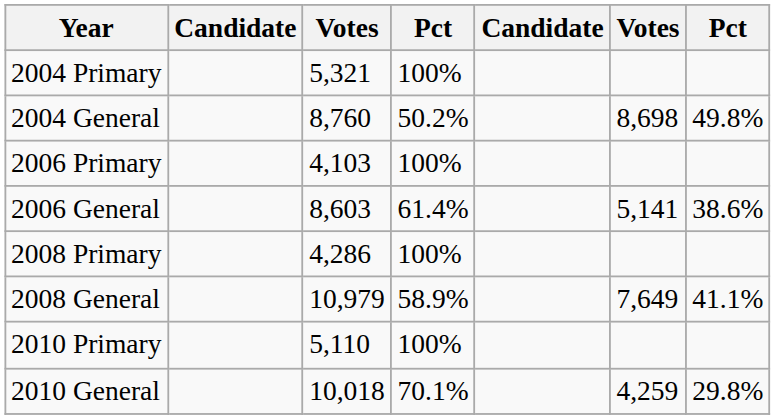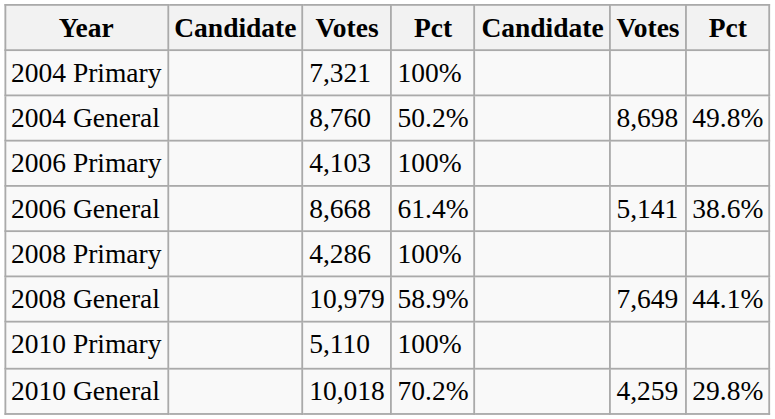(340, 72) 5,321 -> (340, 72) 7,321
(340, 208) 8,603 -> (340, 208) 8,668
(728, 299) 41.1% -> (728, 299) 44.1%
(433, 390) 70.1% -> (433, 390) 70.2%
